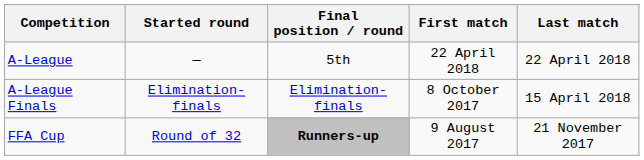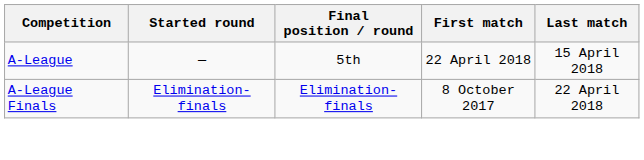(578, 61) 22 April 2018 -> (587, 61) 15 April 2018
(578, 99) 15 April 2018 -> (587, 99) 22 April 2018
- row: (36, 136)
